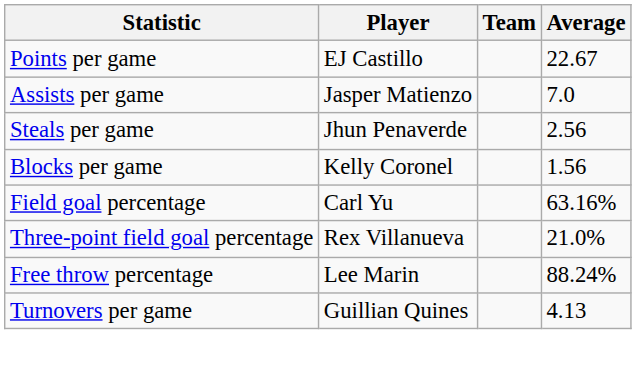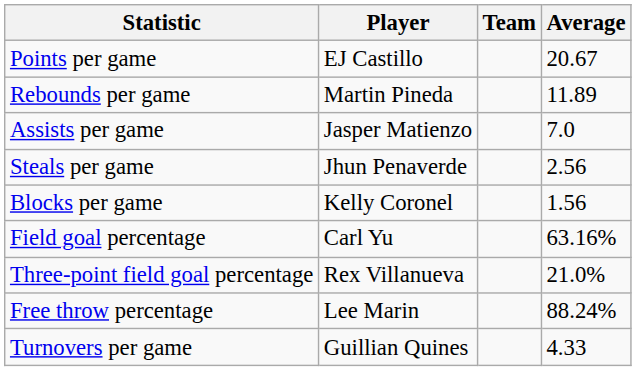(572, 58) 22.67 -> (572, 58) 20.67
+ row: (100, 94)
(566, 310) 4.13 -> (566, 346) 4.33
